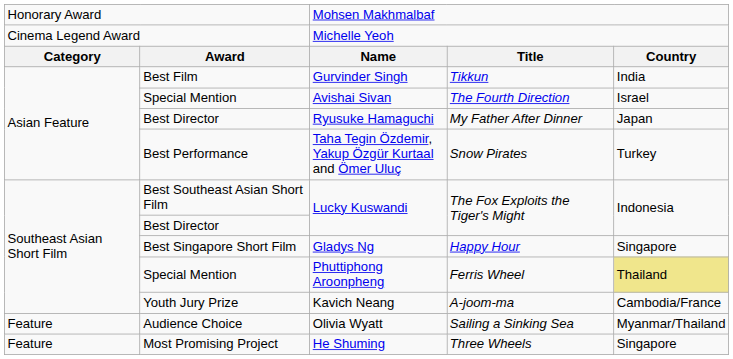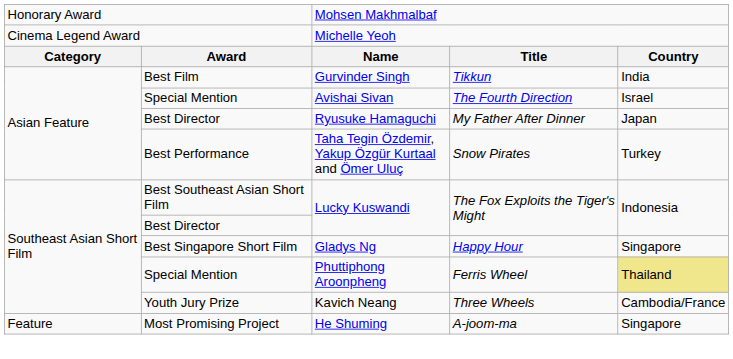(482, 302) A-joom-ma -> (494, 302) Three Wheels
- row: (193, 323)
(491, 344) Three Wheels -> (485, 323) A-joom-ma
